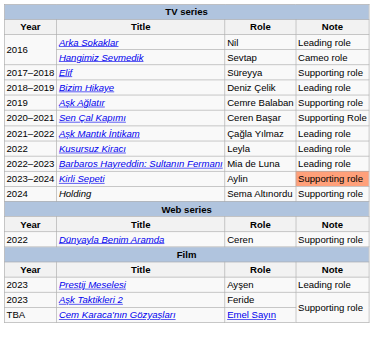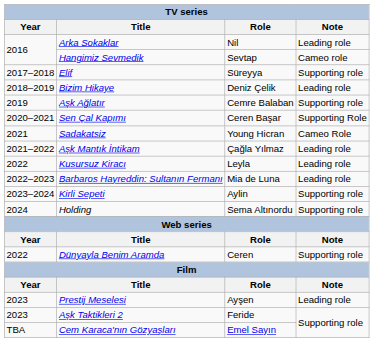+ row: (82, 133)
(331, 179) lightsalmon background -> (331, 194) no background
